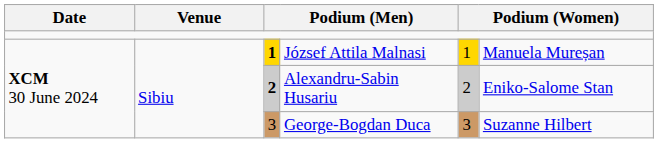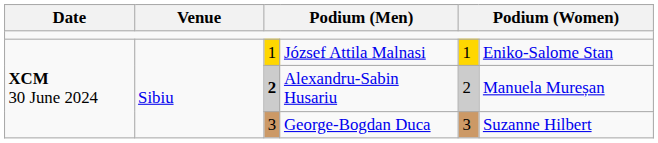(272, 52) bold -> (272, 52) normal
(544, 52) Manuela Mureșan -> (548, 52) Eniko-Salome Stan
(548, 88) Eniko-Salome Stan -> (544, 88) Manuela Mureșan
